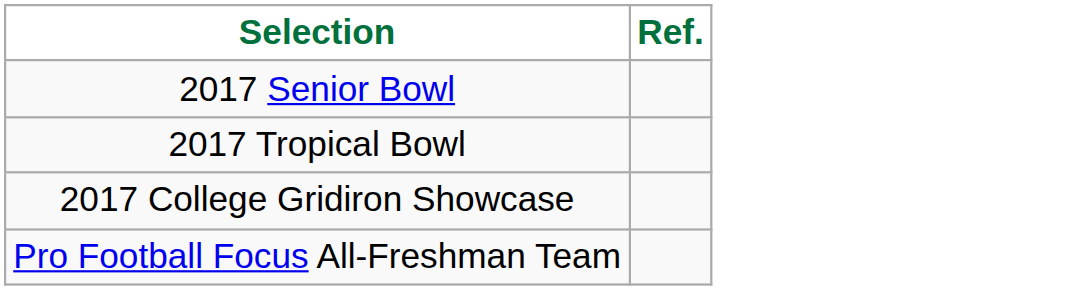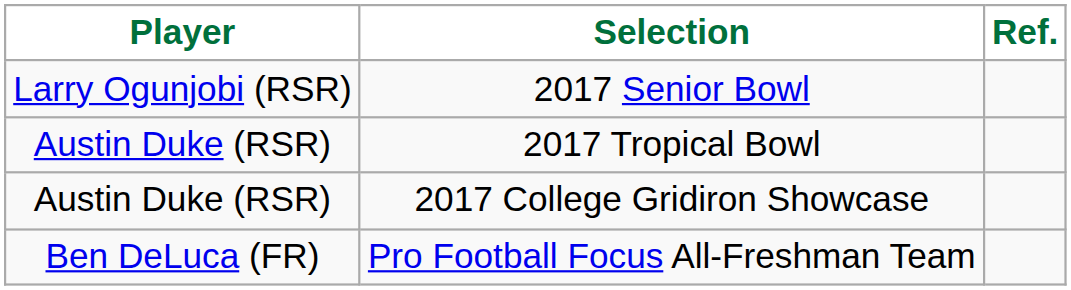+ column: (182, 32)
